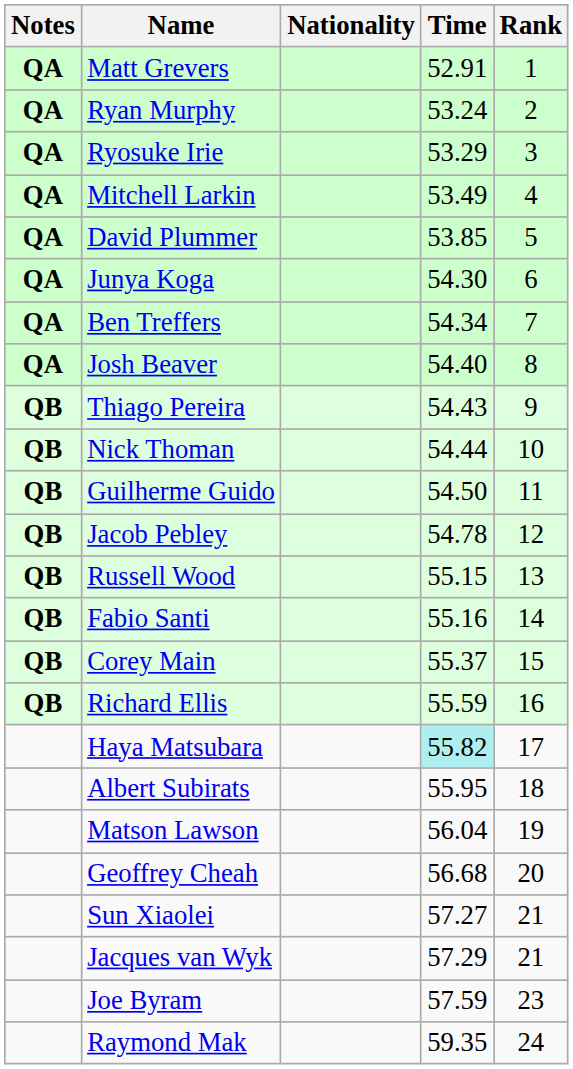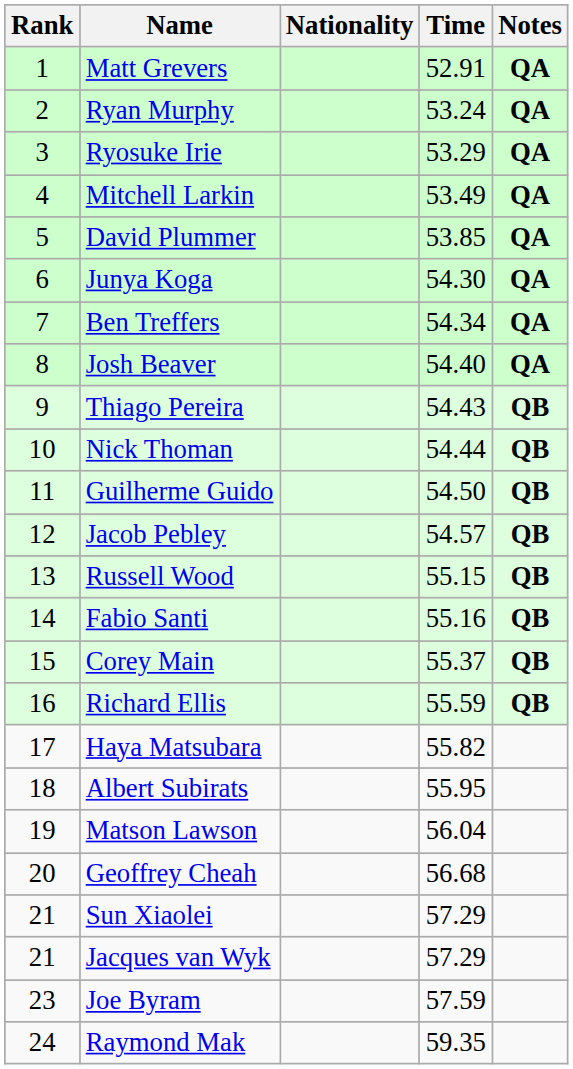columns swapped: (531, 25) <-> (43, 25)
(457, 534) 54.78 -> (456, 534) 54.57
(457, 746) paleturquoise background -> (456, 746) no background
(457, 915) 57.27 -> (456, 915) 57.29
